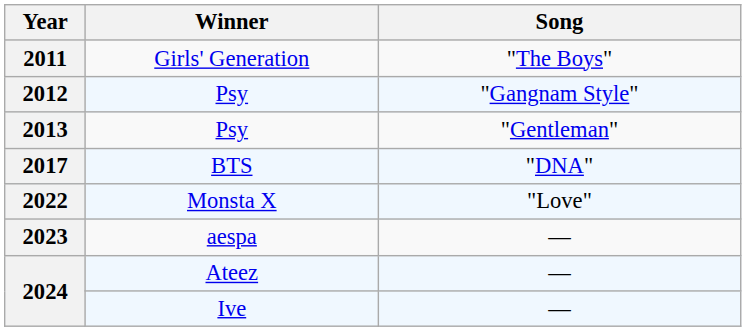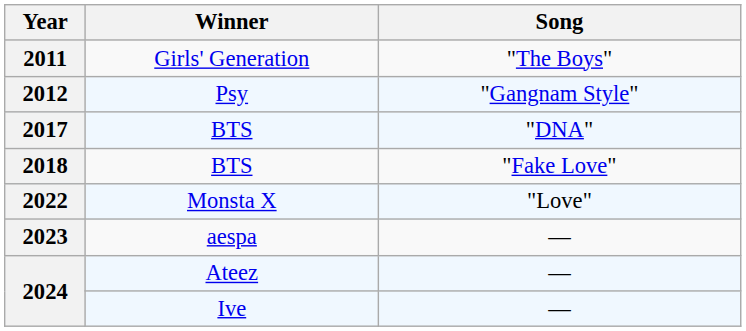- row: (45, 129)
+ row: (45, 165)
